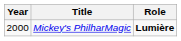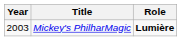(18, 28) 2000 -> (18, 28) 2003
